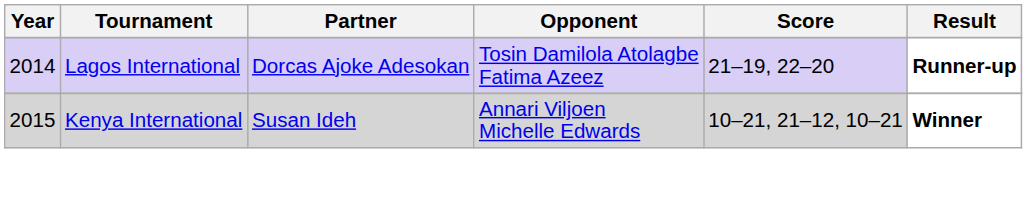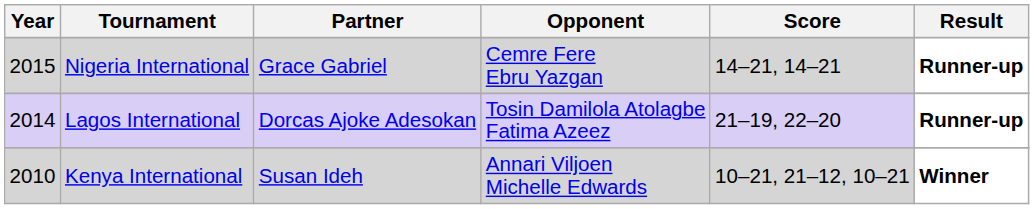+ row: (157, 65)
(32, 121) 2015 -> (32, 176) 2010
